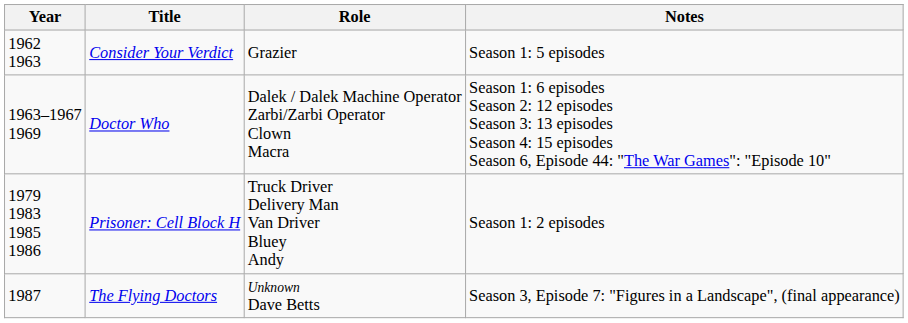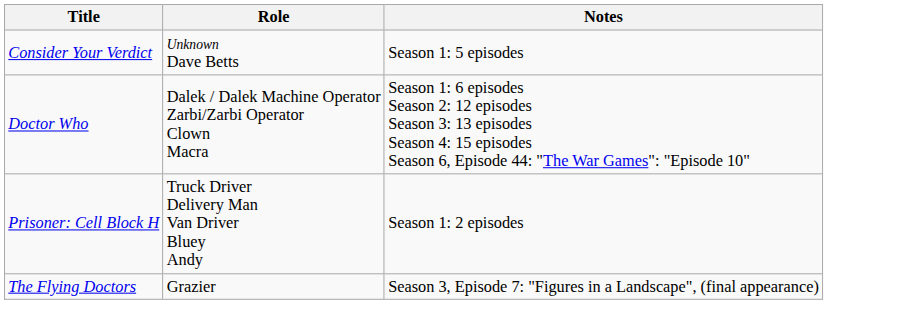- column: (45, 17)
(272, 52) Grazier -> (203, 53) Unknown Dave Betts
(284, 296) Unknown Dave Betts -> (191, 286) Grazier
